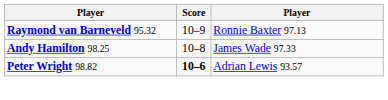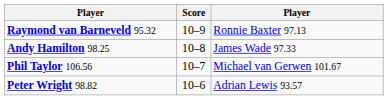+ row: (50, 67)
(194, 67) bold -> (194, 85) normal
